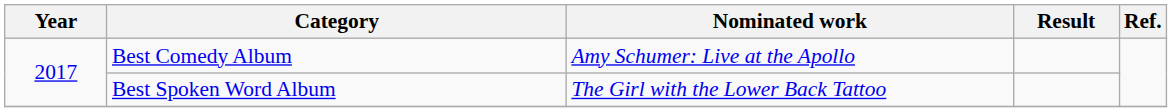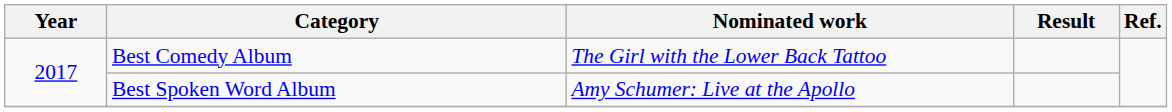(713, 55) Amy Schumer: Live at the Apollo -> (729, 55) The Girl with the Lower Back Tattoo
(729, 89) The Girl with the Lower Back Tattoo -> (713, 89) Amy Schumer: Live at the Apollo
